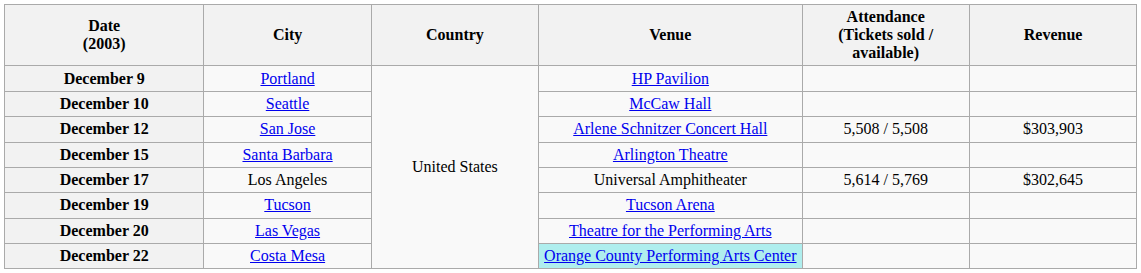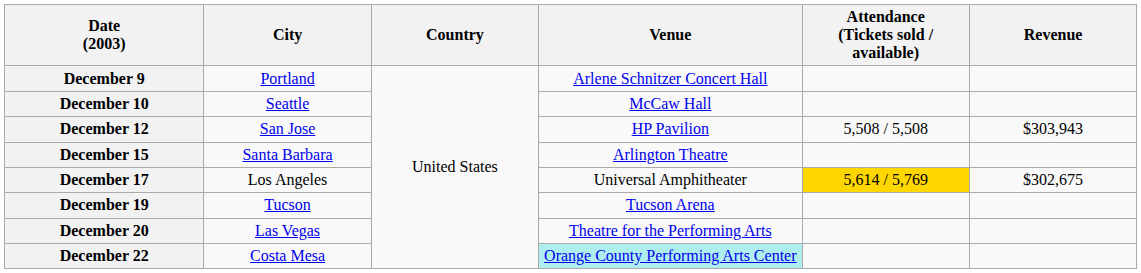(670, 78) HP Pavilion -> (670, 78) Arlene Schnitzer Concert Hall
(670, 129) Arlene Schnitzer Concert Hall -> (670, 129) HP Pavilion
(1053, 129) $303,903 -> (1053, 129) $303,943
(886, 180) no background -> (886, 180) gold background
(1053, 180) $302,645 -> (1053, 180) $302,675
